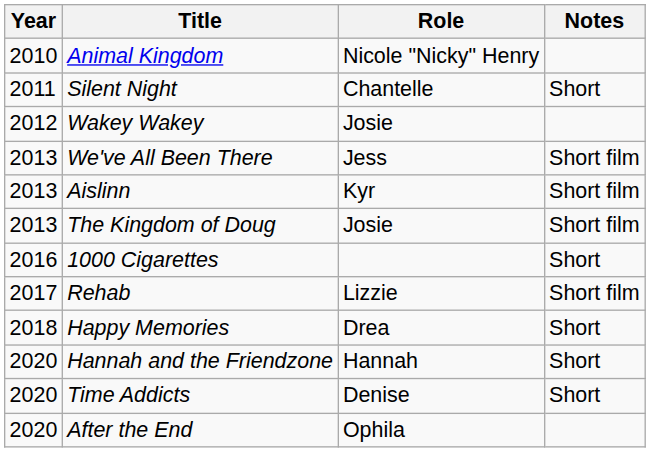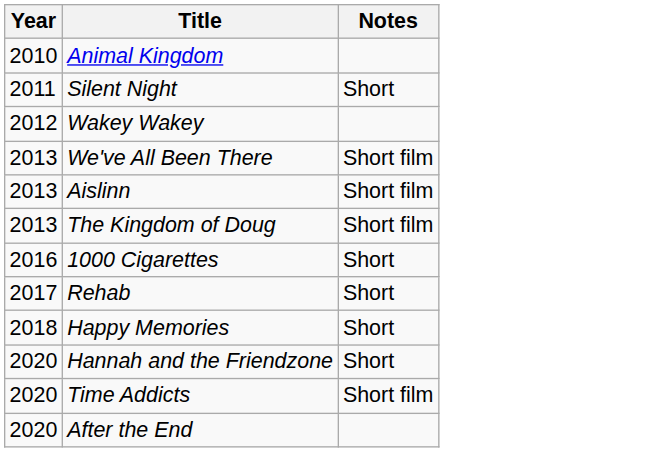- column: (441, 21)
(594, 293) Short film -> (369, 293) Short
(575, 395) Short -> (388, 395) Short film
